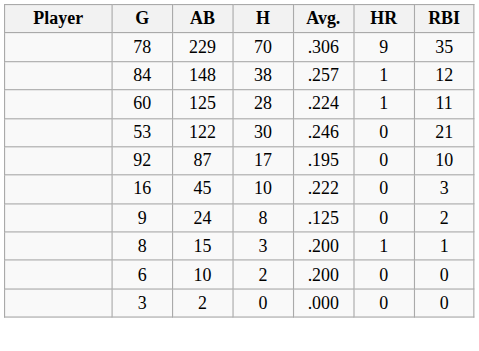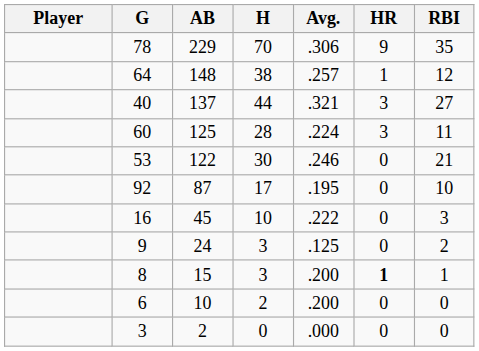(142, 75) 84 -> (142, 75) 64
+ row: (203, 103)
(384, 103) 1 -> (384, 132) 3
(263, 217) 8 -> (263, 246) 3
(384, 246) normal -> (384, 274) bold
